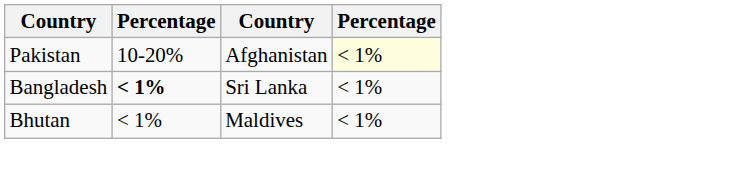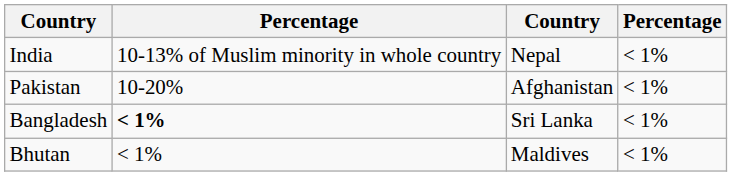+ row: (31, 54)
(360, 54) lightyellow background -> (645, 87) no background
